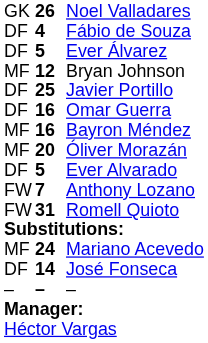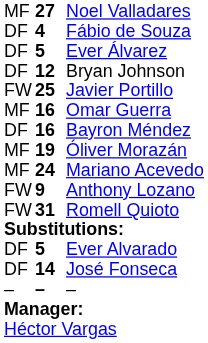(17, 11) GK -> (17, 11) MF
(45, 11) 26 -> (45, 11) 27
(17, 70) MF -> (16, 70) DF
(16, 90) DF -> (18, 90) FW
(16, 110) DF -> (17, 110) MF
(17, 130) MF -> (16, 130) DF
(45, 150) 20 -> (45, 150) 19
rows swapped: (135, 249) <-> (122, 170)
(40, 189) 7 -> (40, 189) 9
